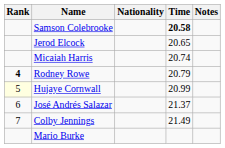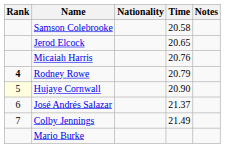(179, 27) bold -> (179, 27) normal
(179, 58) 20.74 -> (179, 58) 20.76
(179, 89) 20.99 -> (179, 89) 20.90
